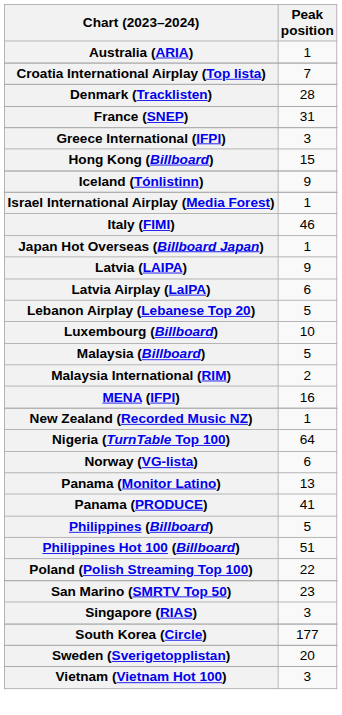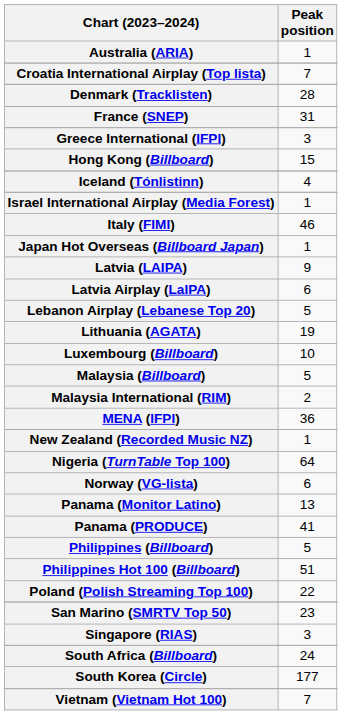(307, 181) 9 -> (307, 181) 4
+ row: (141, 332)
(307, 397) 16 -> (307, 418) 36
+ row: (141, 656)
- row: (141, 656)
(307, 677) 3 -> (307, 699) 7
